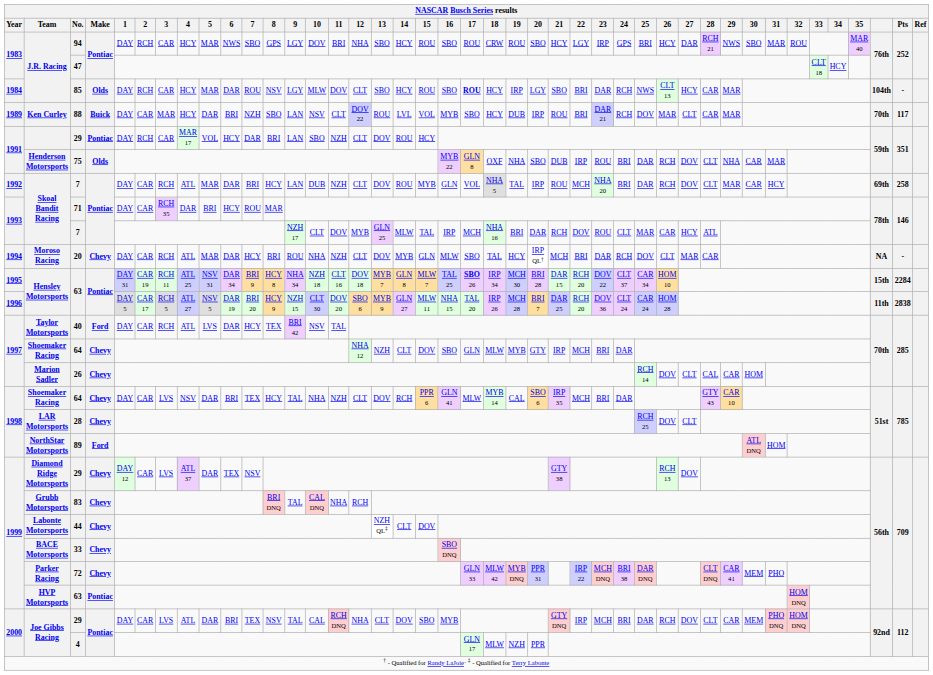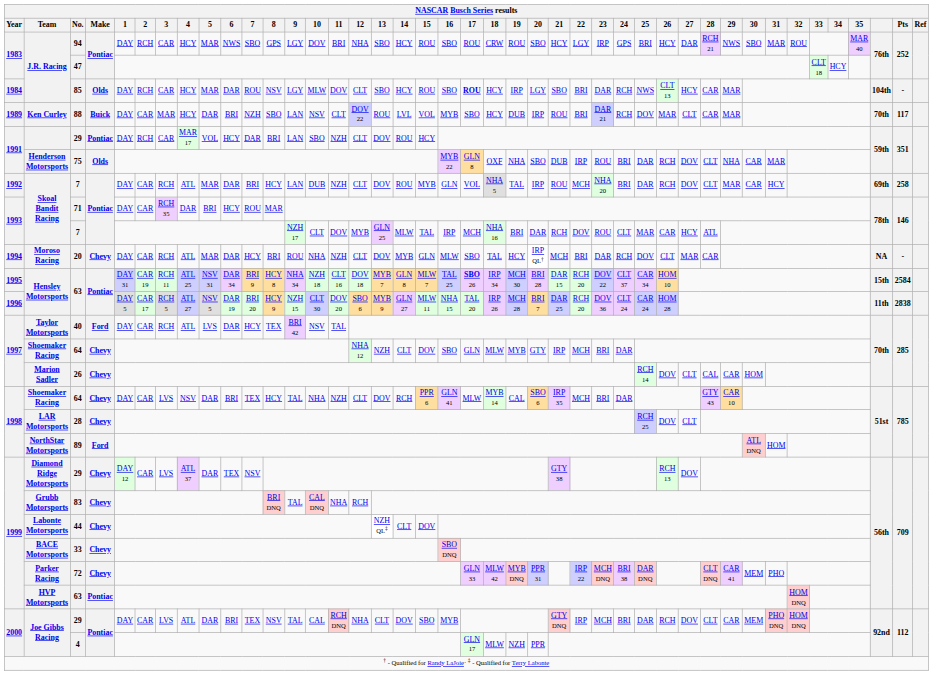(903, 280) 2284 -> (903, 280) 2584
